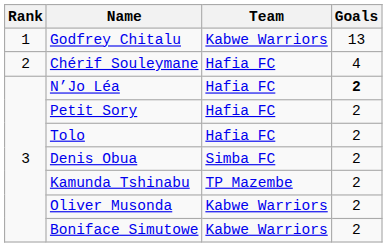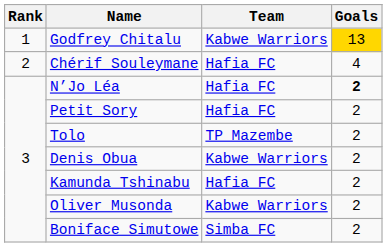(356, 40) no background -> (356, 40) gold background
(240, 135) Hafia FC -> (249, 135) TP Mazembe
(240, 159) Simba FC -> (267, 159) Kabwe Warriors
(249, 183) TP Mazembe -> (240, 183) Hafia FC
(267, 230) Kabwe Warriors -> (240, 230) Simba FC
